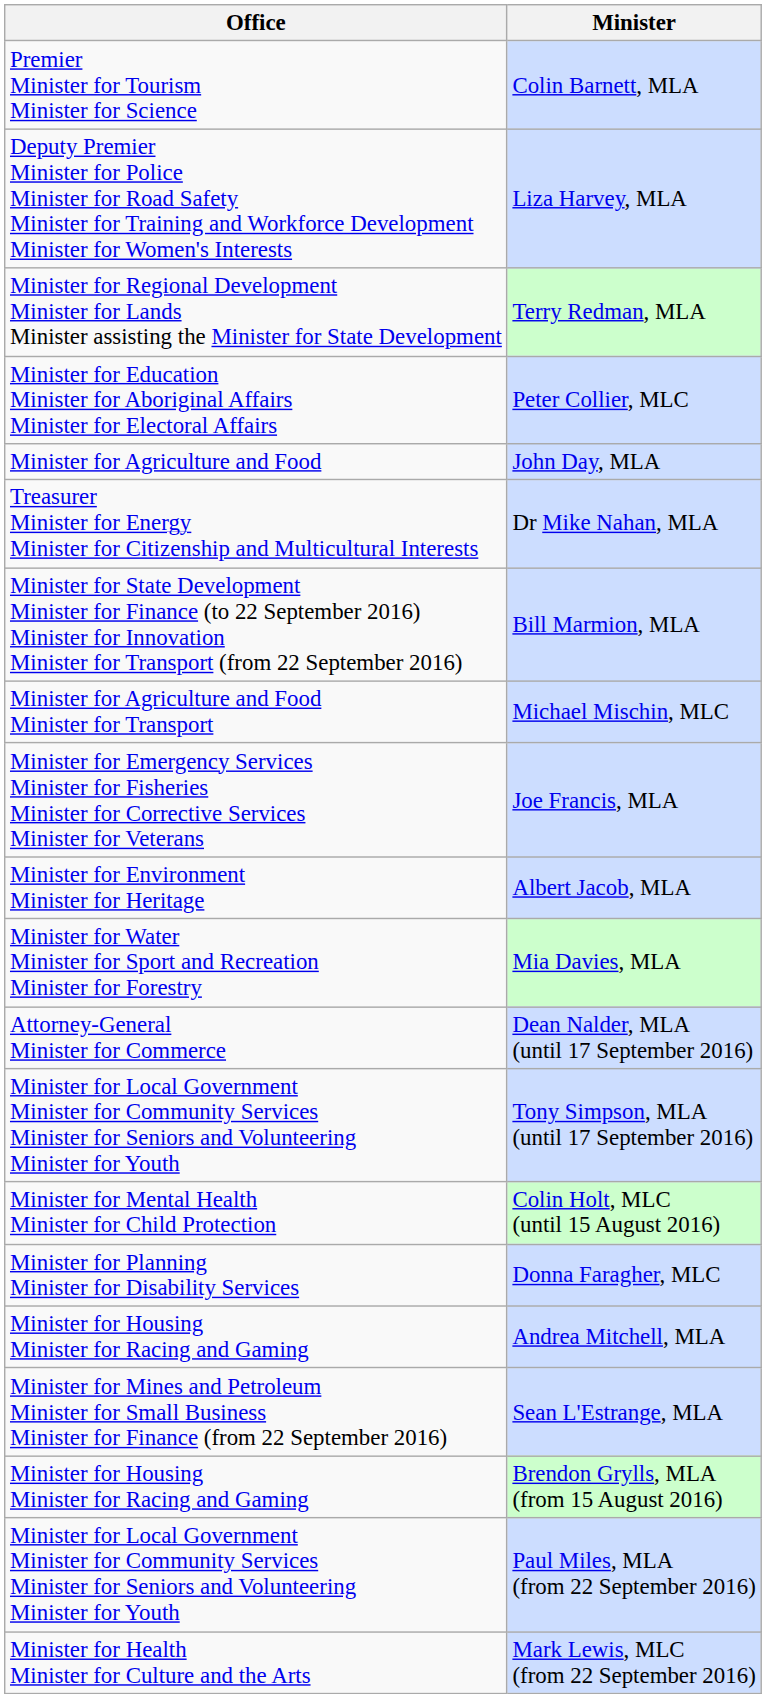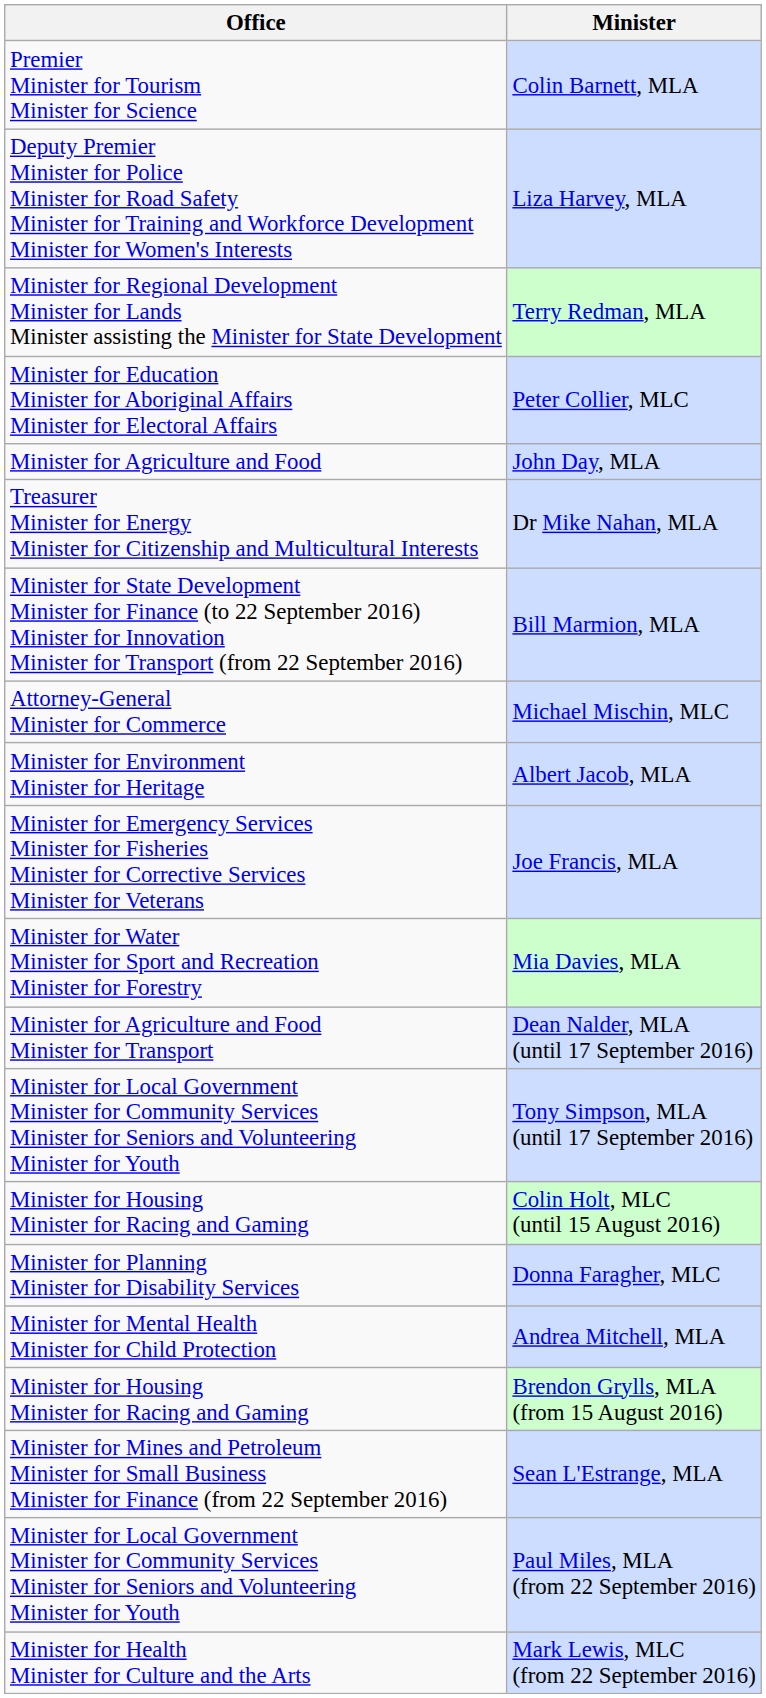(166, 711) Minister for Agriculture and Food Minister for Transport -> (118, 711) Attorney-General Minister for Commerce
rows swapped: (602, 887) <-> (595, 799)
(118, 1037) Attorney-General Minister for Commerce -> (166, 1037) Minister for Agriculture and Food Minister for Transport
(143, 1212) Minister for Mental Health Minister for Child Protection -> (159, 1212) Minister for Housing Minister for Racing and Gaming
(159, 1336) Minister for Housing Minister for Racing and Gaming -> (143, 1336) Minister for Mental Health Minister for Child Protection
rows swapped: (618, 1411) <-> (618, 1486)
